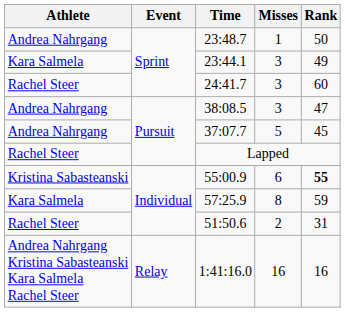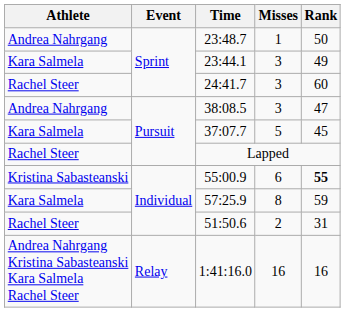(57, 131) Andrea Nahrgang -> (46, 131) Kara Salmela
